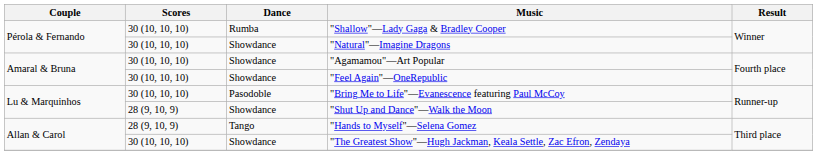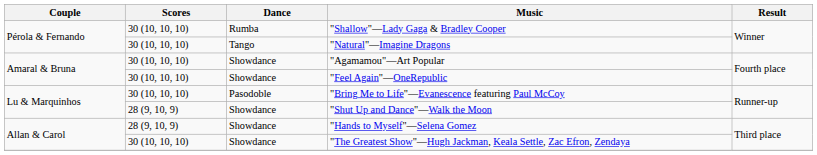(253, 45) Showdance -> (242, 45) Tango
(242, 126) Tango -> (253, 126) Showdance
